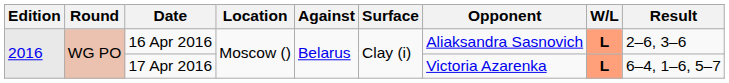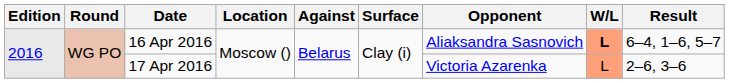(656, 41) 2–6, 3–6 -> (673, 41) 6–4, 1–6, 5–7
(605, 66) bold -> (605, 66) normal
(673, 66) 6–4, 1–6, 5–7 -> (656, 66) 2–6, 3–6
